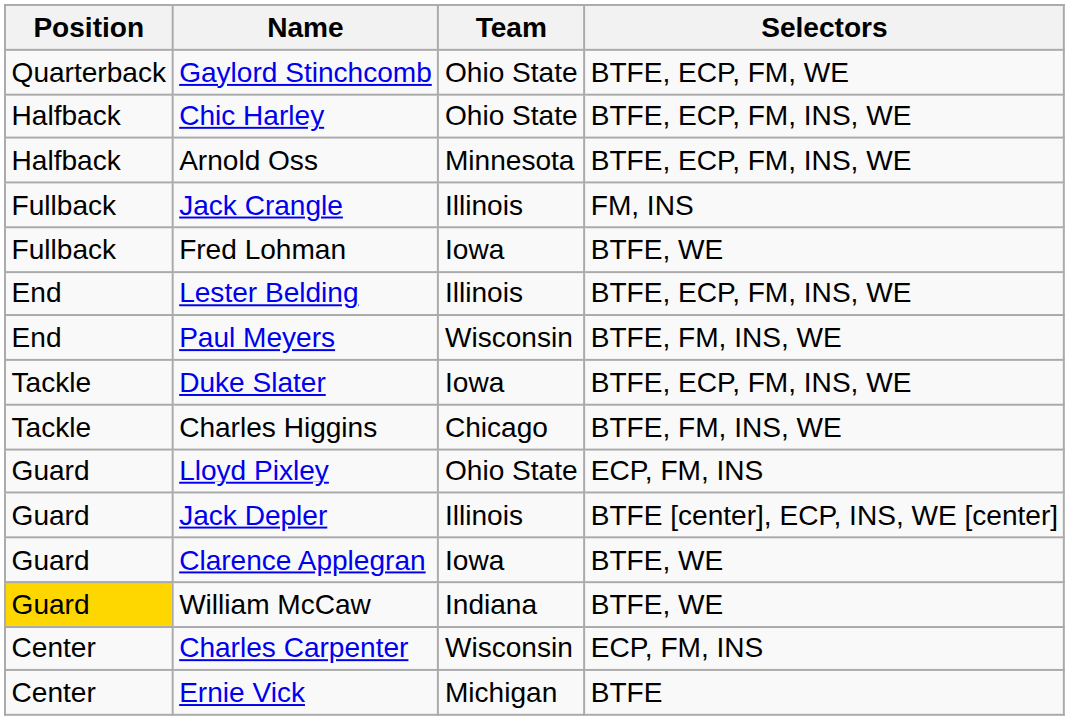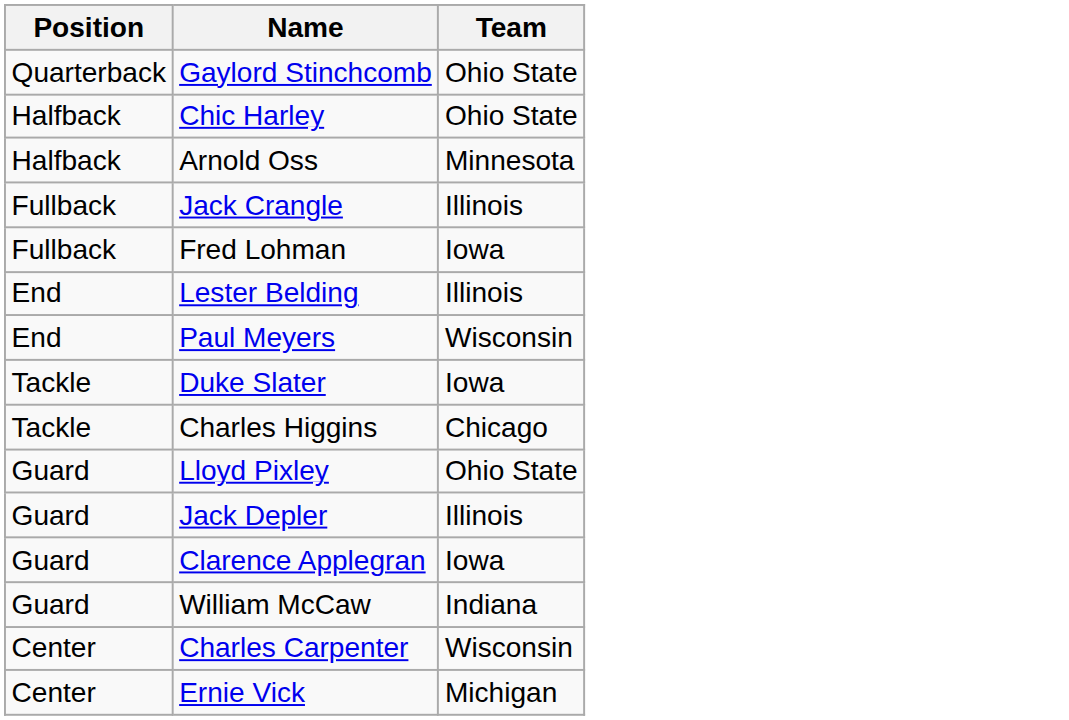- column: (824, 28)
(51, 604) gold background -> (51, 604) no background
